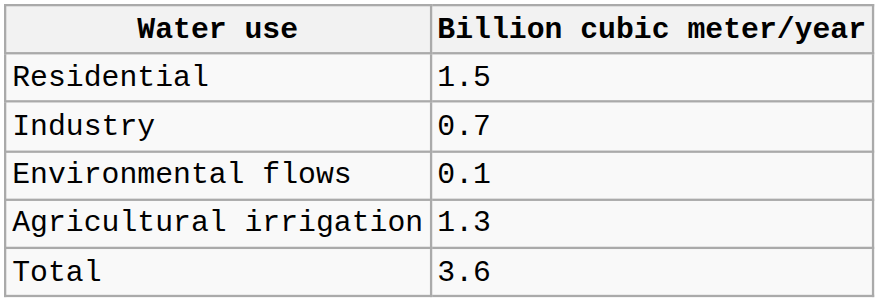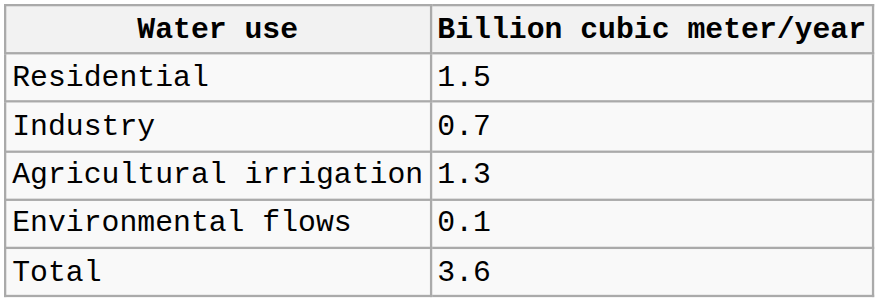rows swapped: (218, 223) <-> (182, 175)
